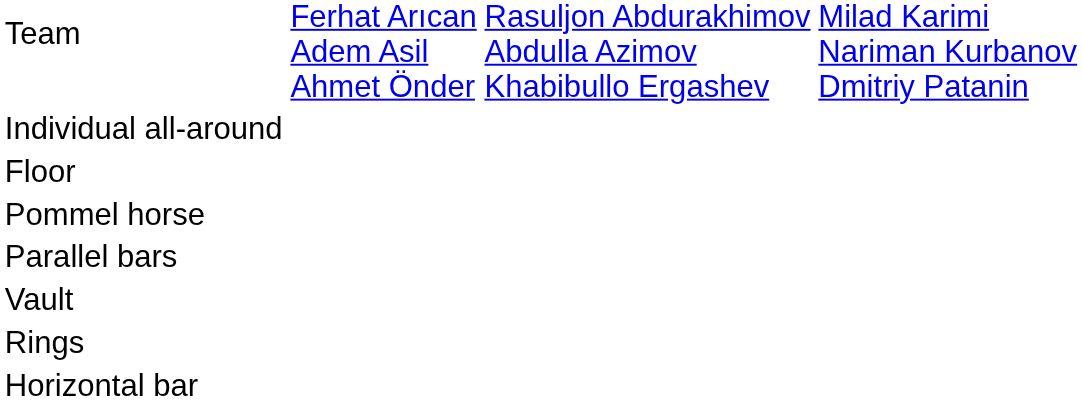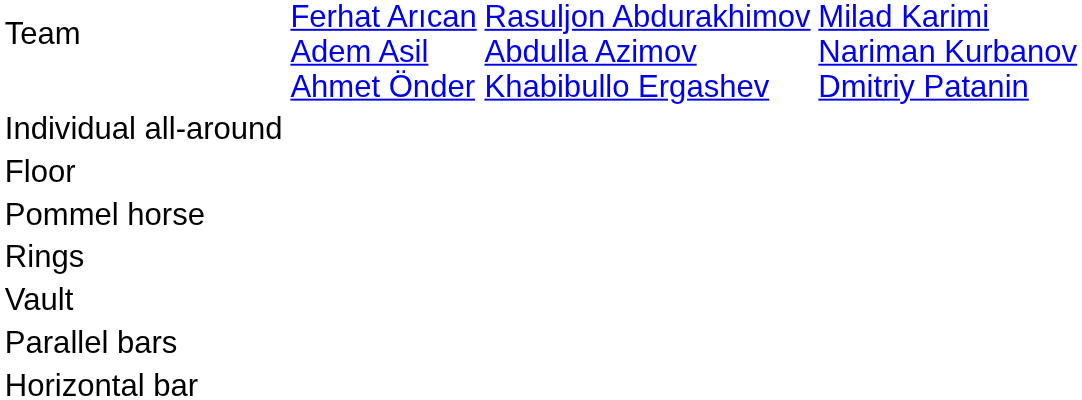rows swapped: (44, 342) <-> (91, 257)
